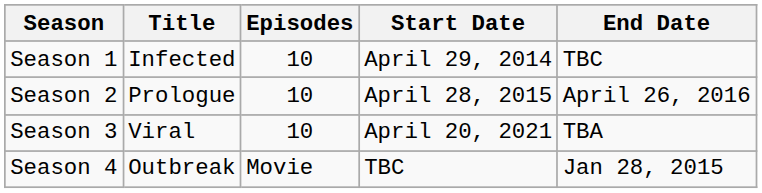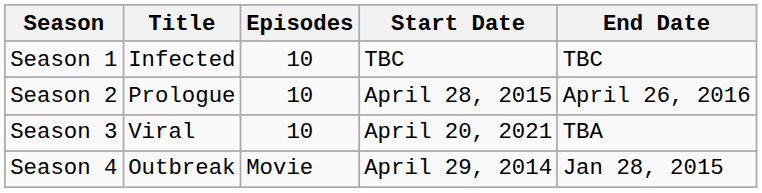(458, 60) April 29, 2014 -> (384, 60) TBC
(384, 169) TBC -> (458, 169) April 29, 2014
